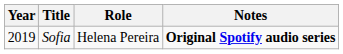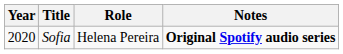(22, 37) 2019 -> (22, 37) 2020
